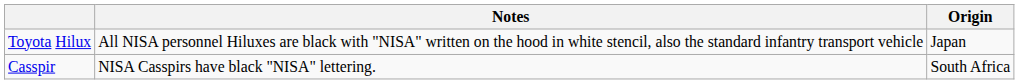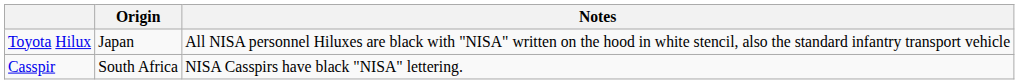columns swapped: (970, 16) <-> (511, 16)
